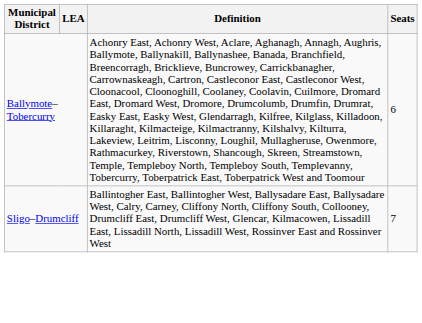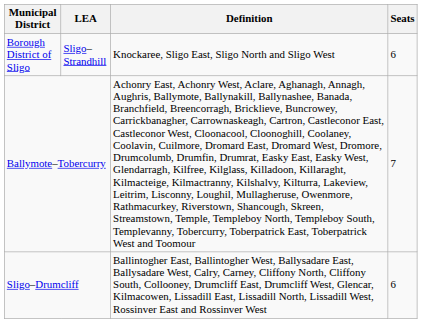+ row: (29, 54)
(393, 109) 6 -> (393, 163) 7
(393, 218) 7 -> (393, 285) 6
